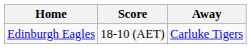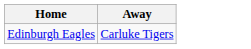- column: (133, 14)
